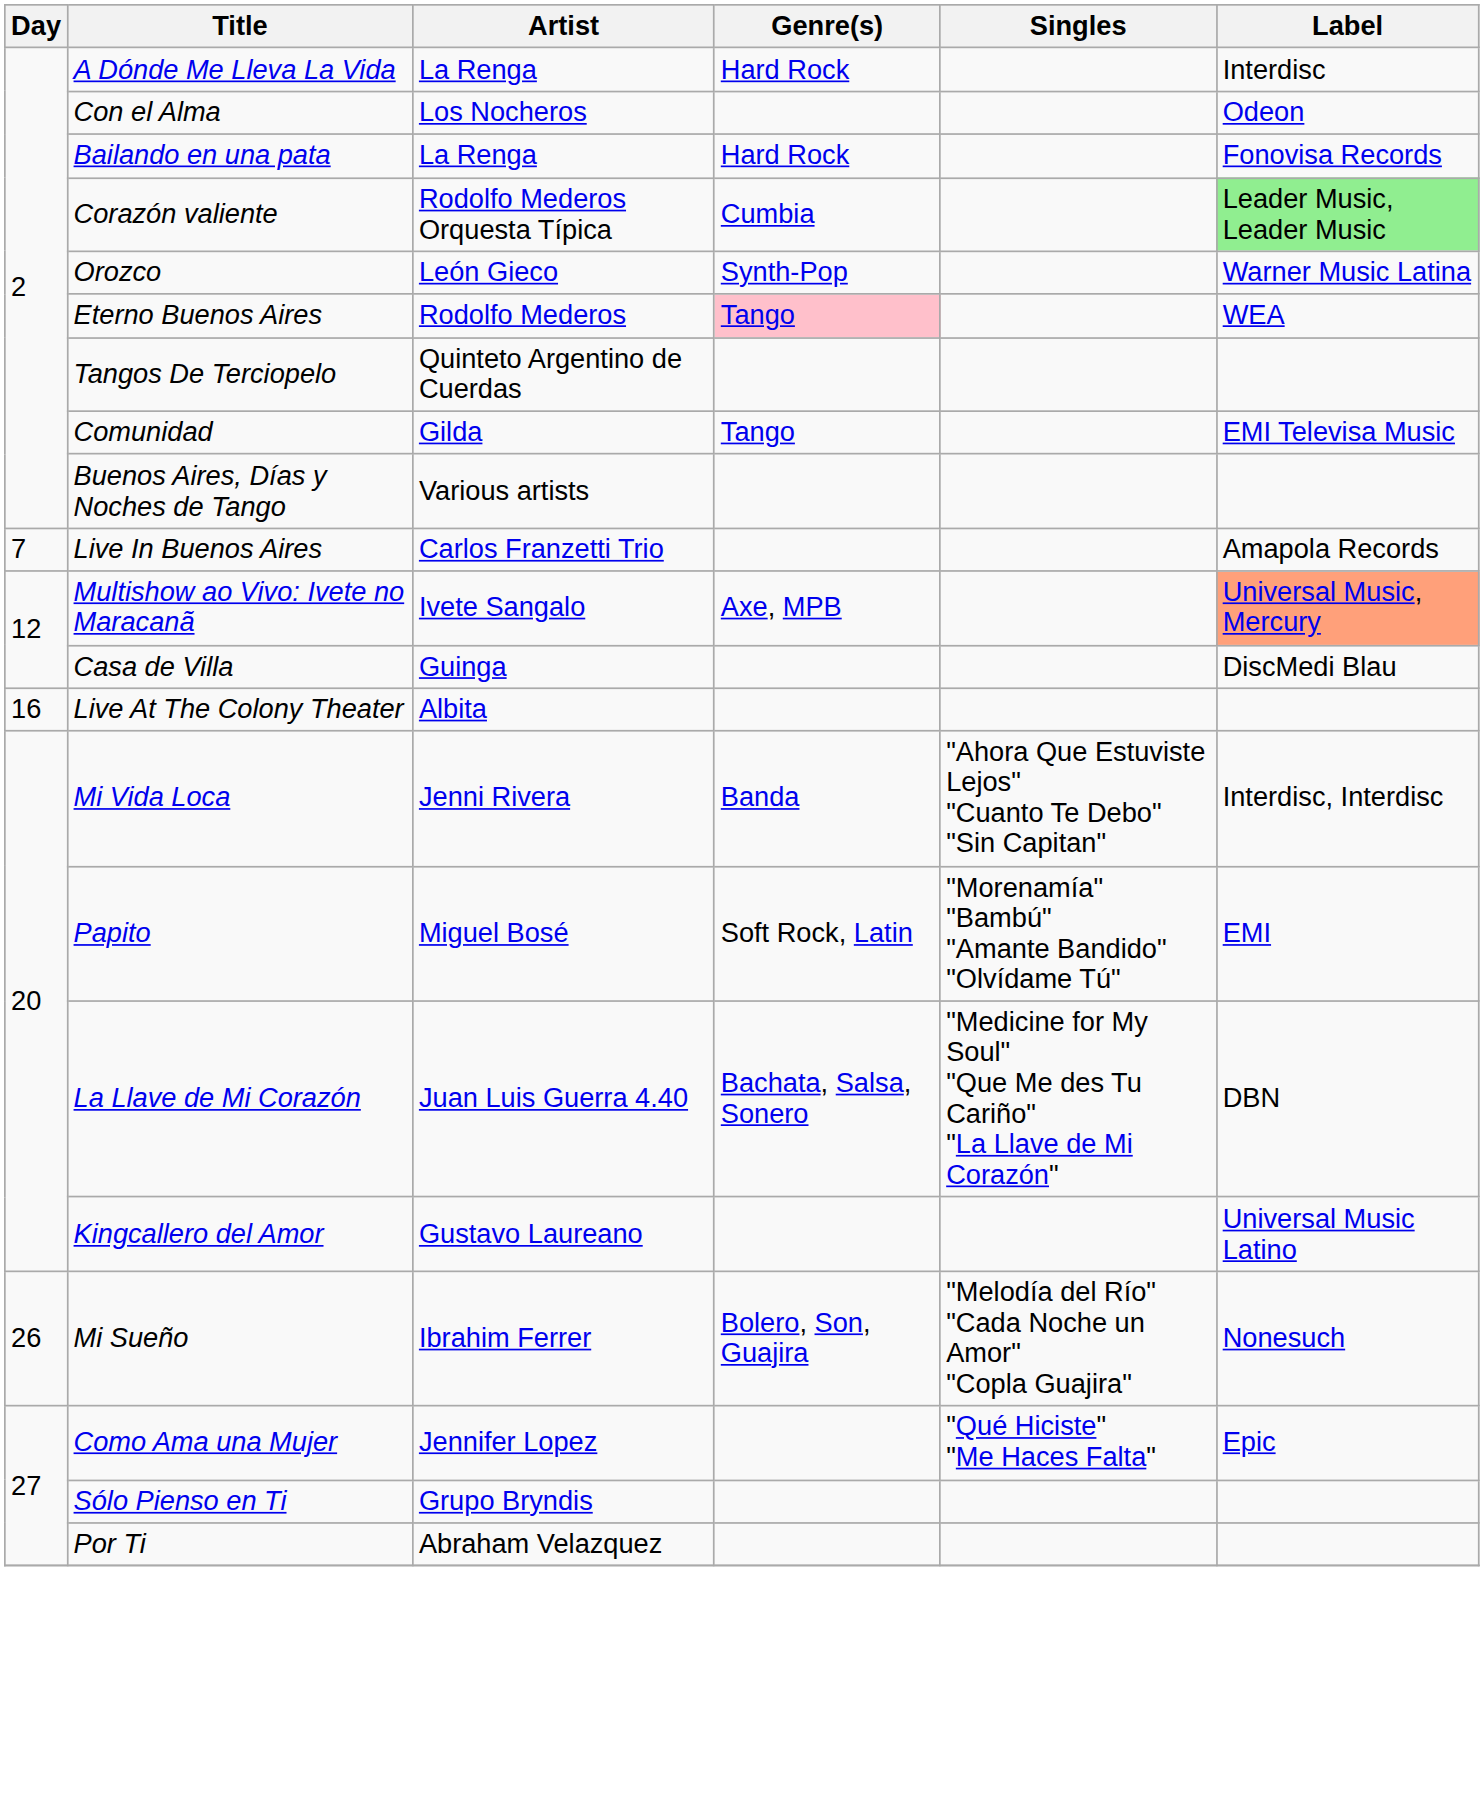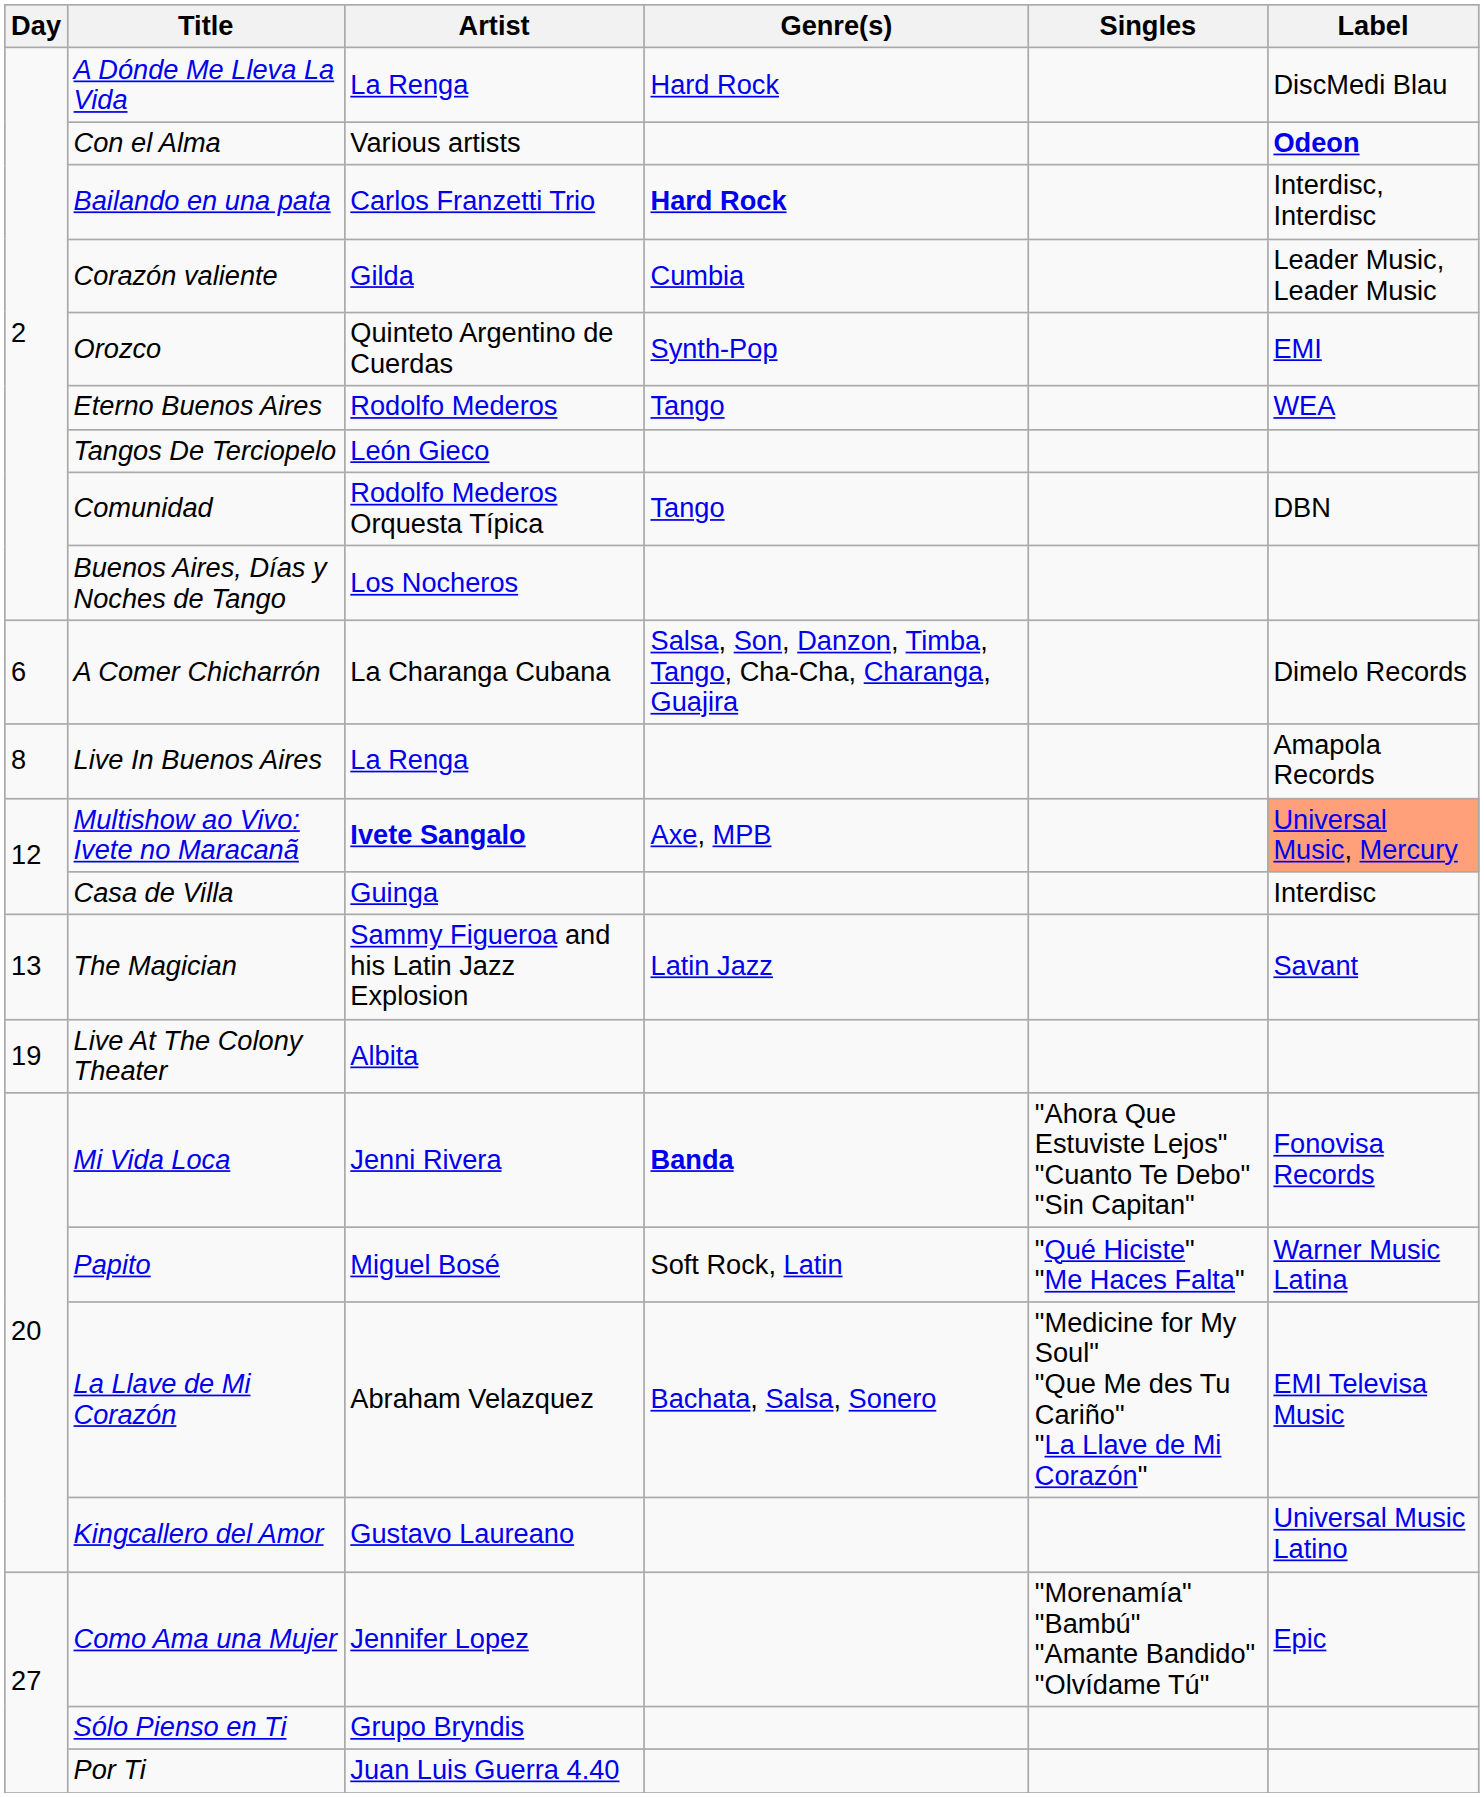(1274, 69) Interdisc -> (1360, 84) DiscMedi Blau
(503, 112) Los Nocheros -> (435, 142) Various artists
(1264, 112) normal -> (1316, 142) bold
(478, 155) La Renga -> (473, 201) Carlos Franzetti Trio
(785, 155) normal -> (719, 201) bold
(1332, 155) Fonovisa Records -> (1329, 201) Interdisc, Interdisc
(522, 213) Rodolfo Mederos Orquesta Típica -> (382, 275) Gilda
(1308, 213) lightgreen background -> (1359, 275) no background
(488, 272) León Gieco -> (482, 348) Quinteto Argentino de Cuerdas
(1347, 272) Warner Music Latina -> (1298, 348) EMI
(758, 315) pink background -> (688, 407) no background
(550, 373) Quinteto Argentino de Cuerdas -> (420, 450) León Gieco
(451, 432) Gilda -> (454, 508) Rodolfo Mederos Orquesta Típica
(1339, 432) EMI Televisa Music -> (1302, 508) DBN
(504, 490) Various artists -> (434, 582) Los Nocheros
+ row: (197, 671)
(19, 549) 7 -> (19, 760) 8
(541, 549) Carlos Franzetti Trio -> (409, 760) La Renga
(502, 607) normal -> (438, 834) bold
(1310, 666) DiscMedi Blau -> (1325, 892) Interdisc
+ row: (155, 966)
(26, 709) 16 -> (26, 1055) 19
(760, 798) normal -> (692, 1159) bold
(1333, 798) Interdisc, Interdisc -> (1329, 1159) Fonovisa Records
(1056, 933) "Morenamía" "Bambú" "Amante Bandido" "Olvídame Tú" -> (1140, 1264) "Qué Hiciste" "Me Haces Falta"
(1247, 933) EMI -> (1357, 1264) Warner Music Latina
(553, 1098) Juan Luis Guerra 4.40 -> (472, 1399) Abraham Velazquez
(1251, 1098) DBN -> (1350, 1399) EMI Televisa Music
- row: (131, 1338)
(1051, 1442) "Qué Hiciste" "Me Haces Falta" -> (1145, 1638) "Morenamía" "Bambú" "Amante Bandido" "Olvídame Tú"
(541, 1543) Abraham Velazquez -> (485, 1770) Juan Luis Guerra 4.40
